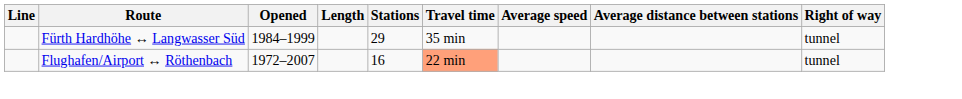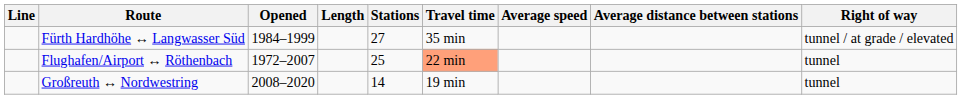(378, 37) 29 -> (378, 37) 27
(822, 37) tunnel -> (879, 37) tunnel / at grade / elevated
(378, 60) 16 -> (378, 60) 25
+ row: (120, 82)
